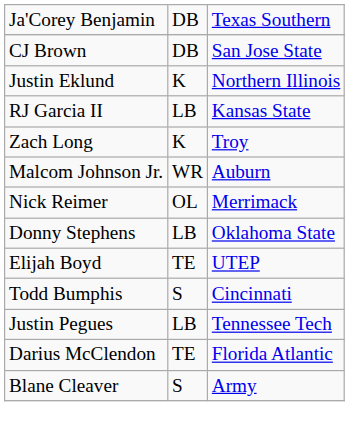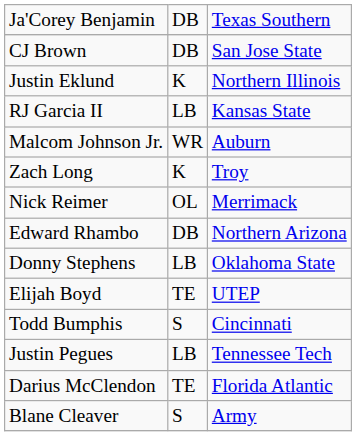rows swapped: (86, 171) <-> (51, 141)
+ row: (74, 232)
